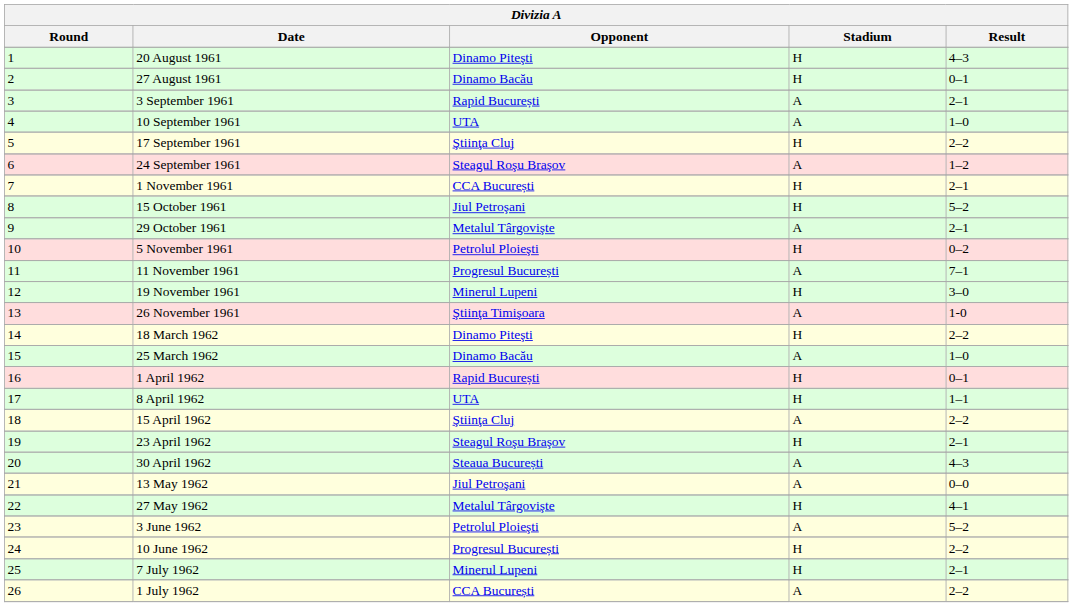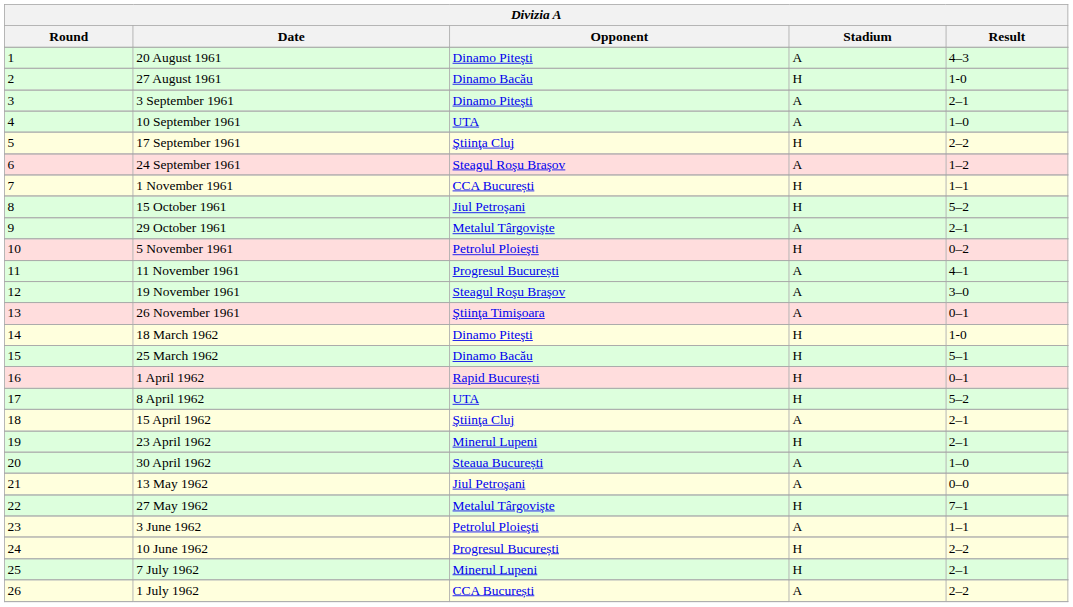(797, 57) H -> (797, 57) A
(959, 79) 0–1 -> (958, 79) 1-0
(496, 100) Rapid București -> (493, 100) Dinamo Piteşti
(959, 185) 2–1 -> (959, 185) 1–1
(959, 270) 7–1 -> (959, 270) 4–1
(495, 292) Minerul Lupeni -> (509, 292) Steagul Roşu Braşov
(797, 292) H -> (797, 292) A
(958, 313) 1-0 -> (959, 313) 0–1
(959, 334) 2–2 -> (958, 334) 1-0
(797, 356) A -> (797, 356) H
(959, 356) 1–0 -> (959, 356) 5–1
(959, 398) 1–1 -> (959, 398) 5–2
(959, 420) 2–2 -> (959, 420) 2–1
(509, 441) Steagul Roşu Braşov -> (495, 441) Minerul Lupeni
(959, 462) 4–3 -> (959, 462) 1–0
(959, 505) 4–1 -> (959, 505) 7–1
(959, 526) 5–2 -> (959, 526) 1–1
